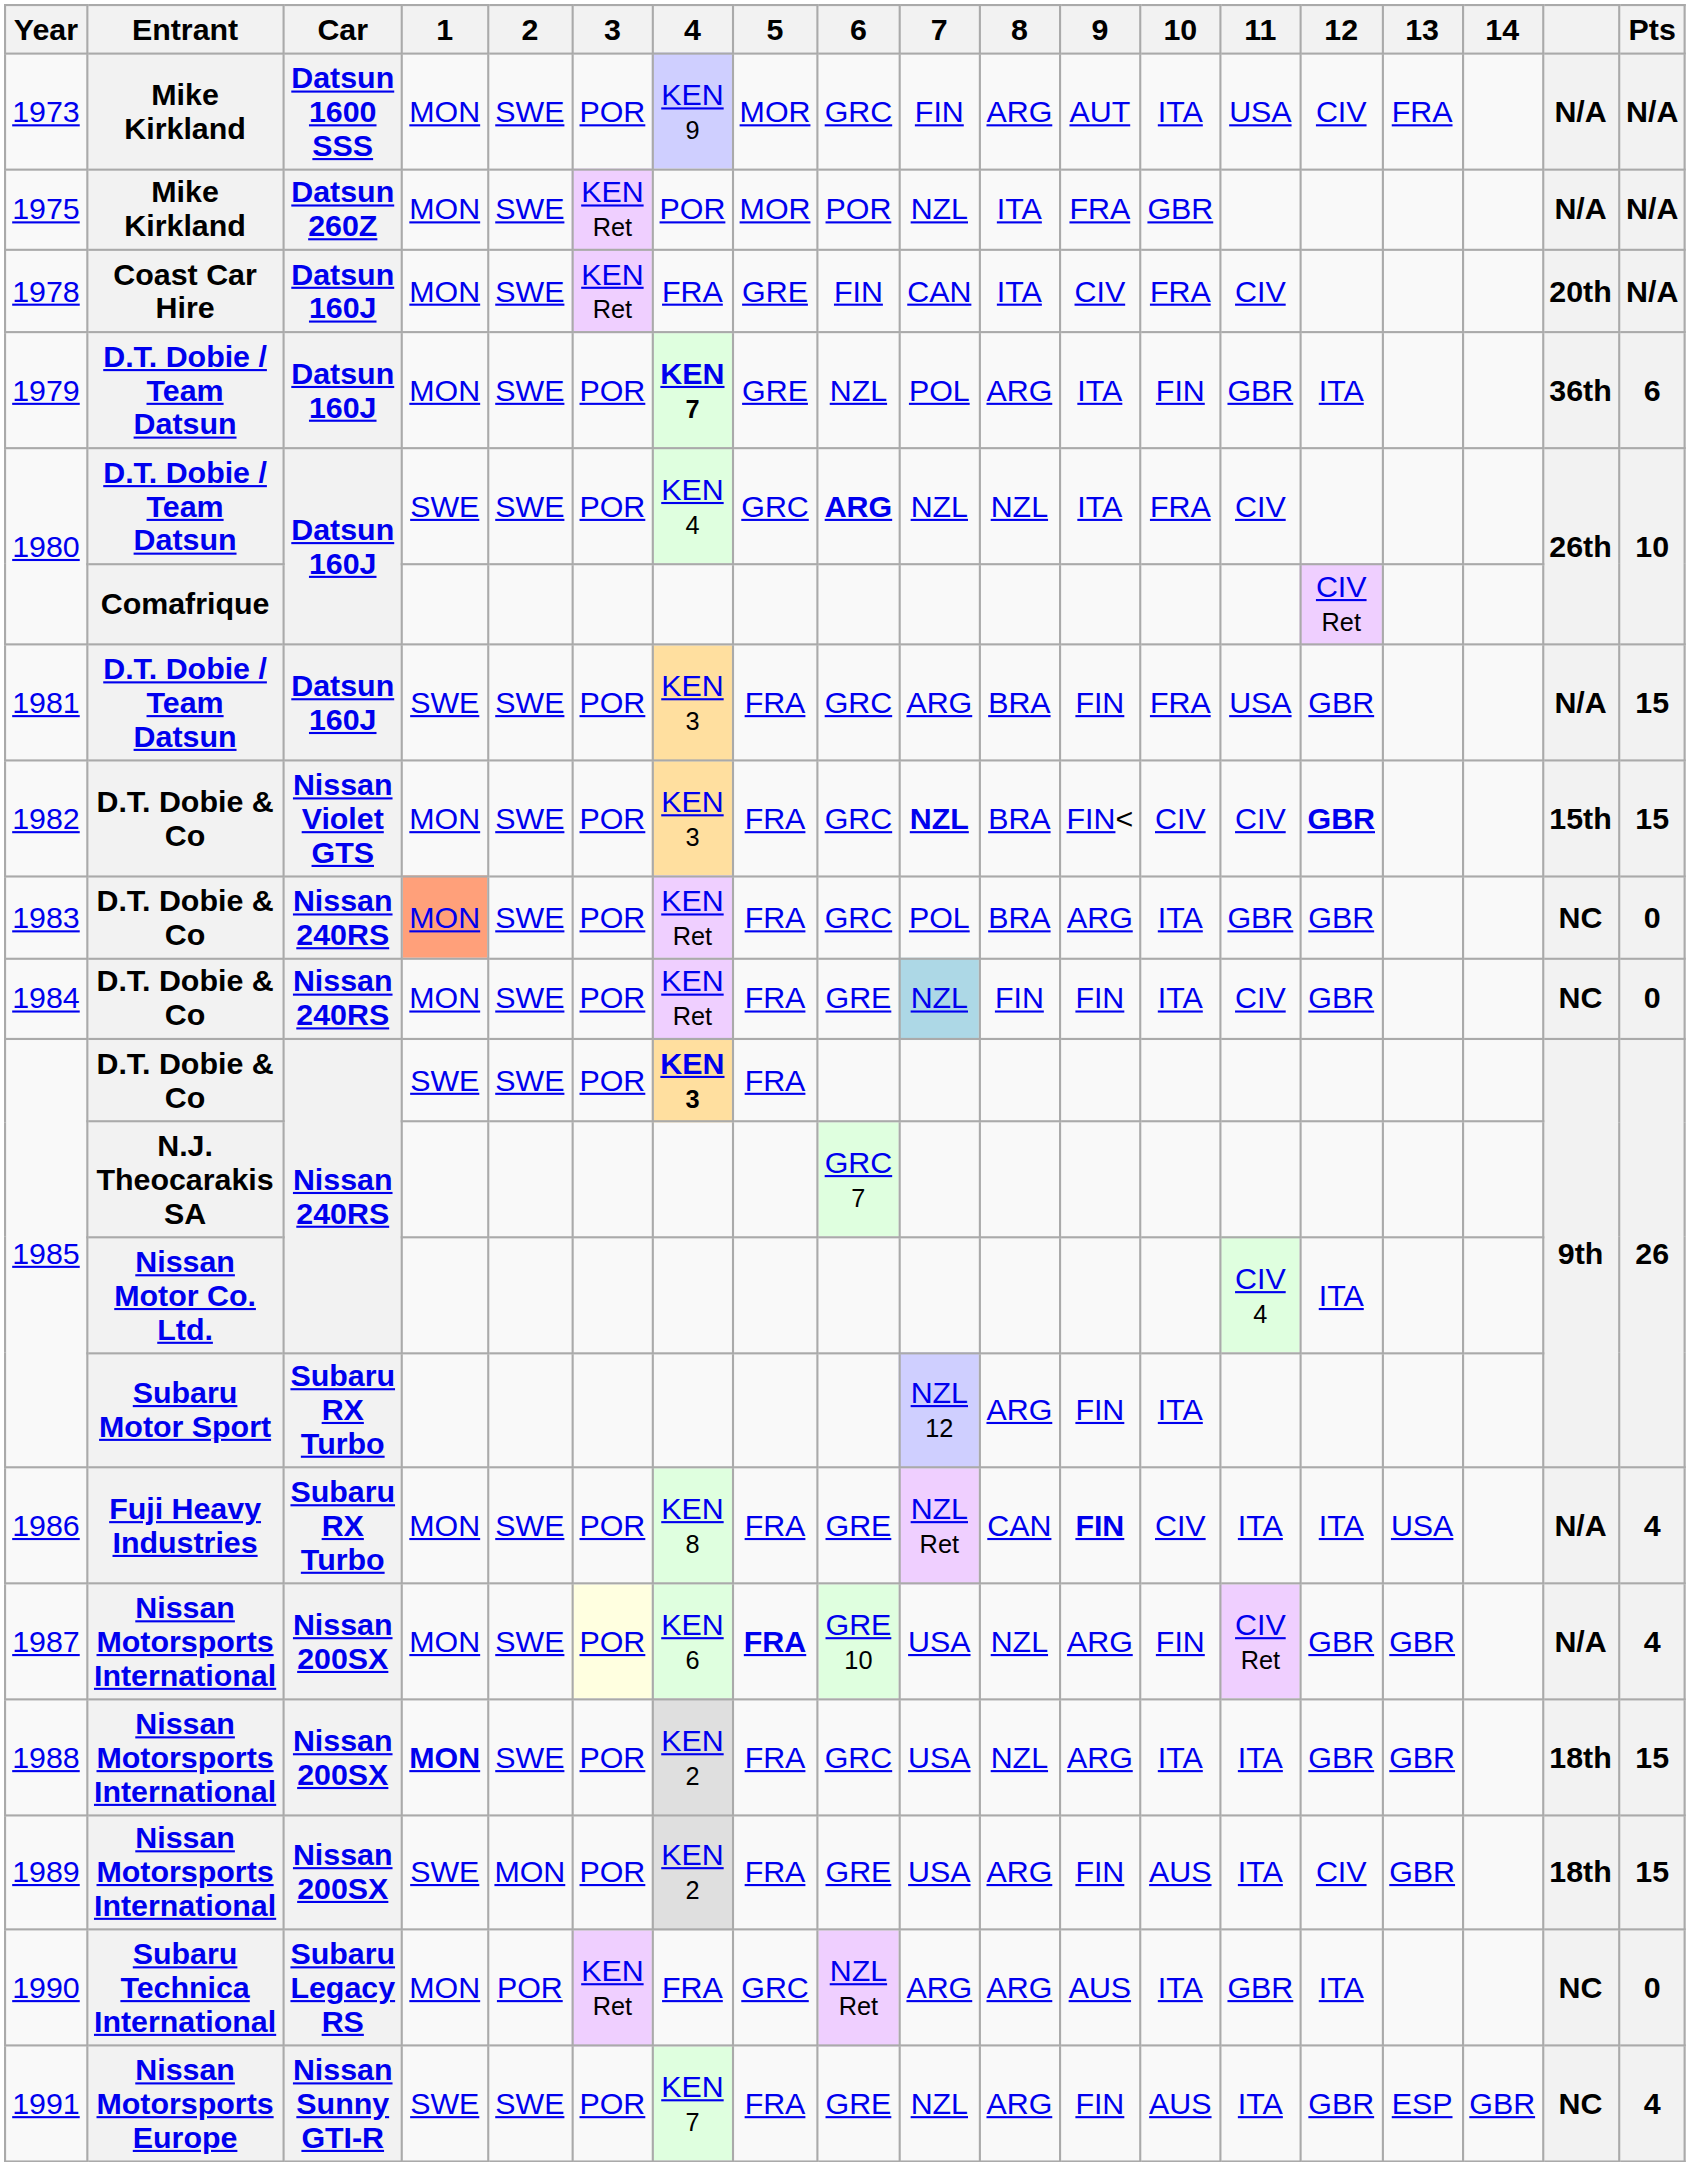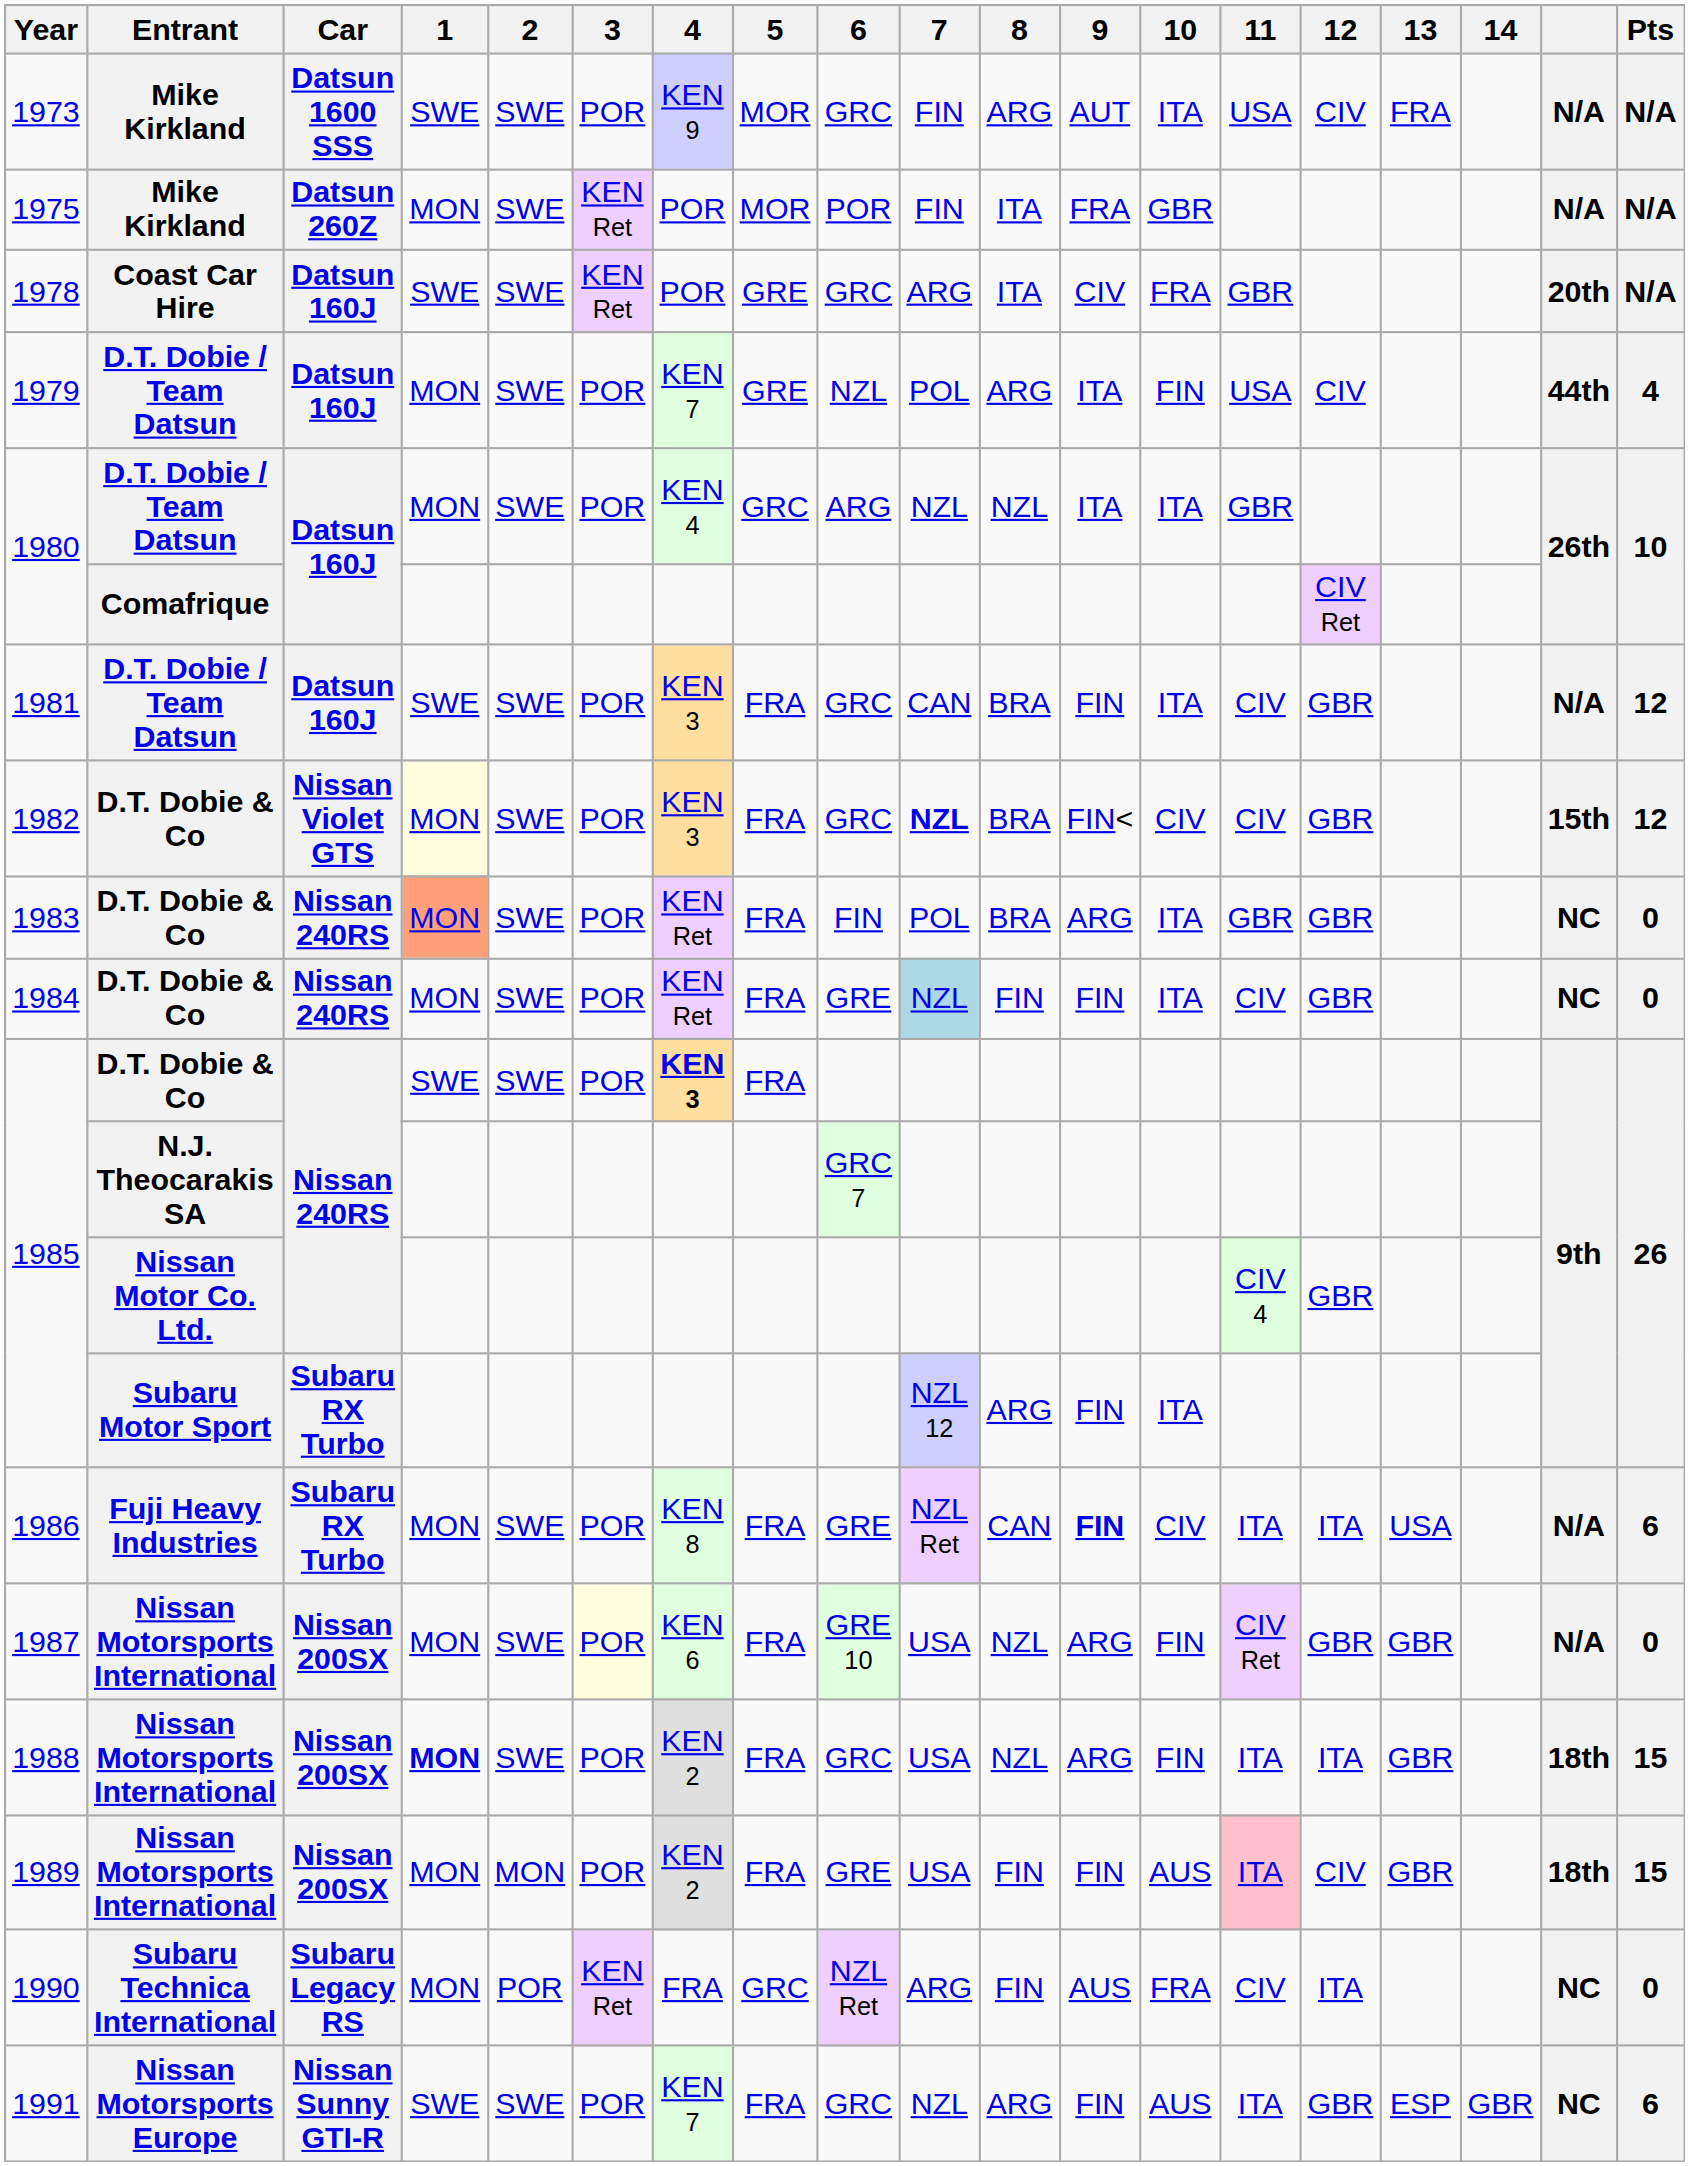(445, 111) MON -> (445, 111) SWE
(939, 210) NZL -> (939, 210) FIN
(445, 292) MON -> (445, 292) SWE
(692, 292) FRA -> (692, 292) POR
(858, 292) FIN -> (858, 292) GRC
(939, 292) CAN -> (939, 292) ARG
(1260, 292) CIV -> (1260, 292) GBR
(692, 390) bold -> (692, 390) normal
(1260, 390) GBR -> (1260, 390) USA
(1341, 390) ITA -> (1340, 390) CIV
(1581, 390) 36th -> (1579, 390) 44th
(1652, 390) 6 -> (1651, 390) 4
(445, 506) SWE -> (445, 506) MON
(858, 506) bold -> (858, 506) normal
(1180, 506) FRA -> (1180, 506) ITA
(1260, 506) CIV -> (1260, 506) GBR
(939, 703) ARG -> (939, 703) CAN
(1180, 703) FRA -> (1180, 703) ITA
(1260, 703) USA -> (1260, 703) CIV
(1652, 703) 15 -> (1651, 703) 12
(445, 819) no background -> (445, 819) lightyellow background
(1341, 819) bold -> (1340, 819) normal
(1652, 819) 15 -> (1651, 819) 12
(858, 917) GRC -> (858, 917) FIN
(1341, 1295) ITA -> (1340, 1295) GBR
(1652, 1526) 4 -> (1651, 1526) 6
(775, 1641) bold -> (775, 1641) normal
(1652, 1641) 4 -> (1651, 1641) 0
(1180, 1757) ITA -> (1180, 1757) FIN
(1341, 1757) GBR -> (1340, 1757) ITA
(445, 1873) SWE -> (445, 1873) MON
(1019, 1873) ARG -> (1019, 1873) FIN
(1260, 1873) no background -> (1260, 1873) pink background
(1019, 1988) ARG -> (1019, 1988) FIN
(1180, 1988) ITA -> (1180, 1988) FRA
(1260, 1988) GBR -> (1260, 1988) CIV
(858, 2104) GRE -> (858, 2104) GRC
(1652, 2104) 4 -> (1651, 2104) 6
